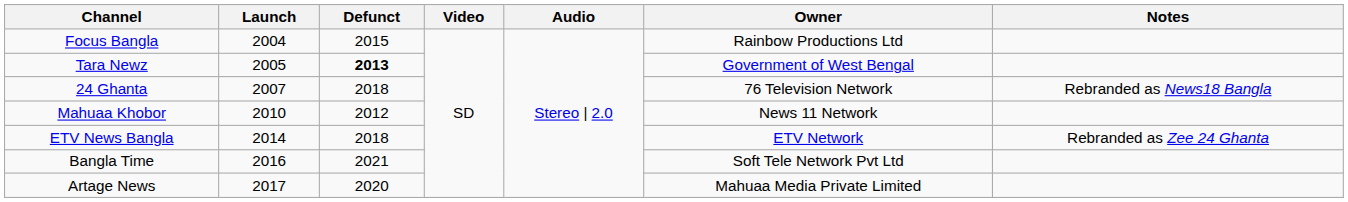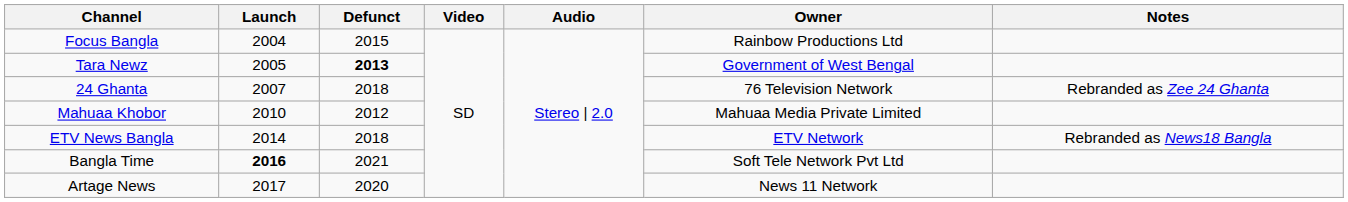(1168, 89) Rebranded as News18 Bangla -> (1168, 89) Rebranded as Zee 24 Ghanta
(818, 113) News 11 Network -> (818, 113) Mahuaa Media Private Limited
(1168, 138) Rebranded as Zee 24 Ghanta -> (1168, 138) Rebranded as News18 Bangla
(269, 162) normal -> (269, 162) bold
(818, 186) Mahuaa Media Private Limited -> (818, 186) News 11 Network
